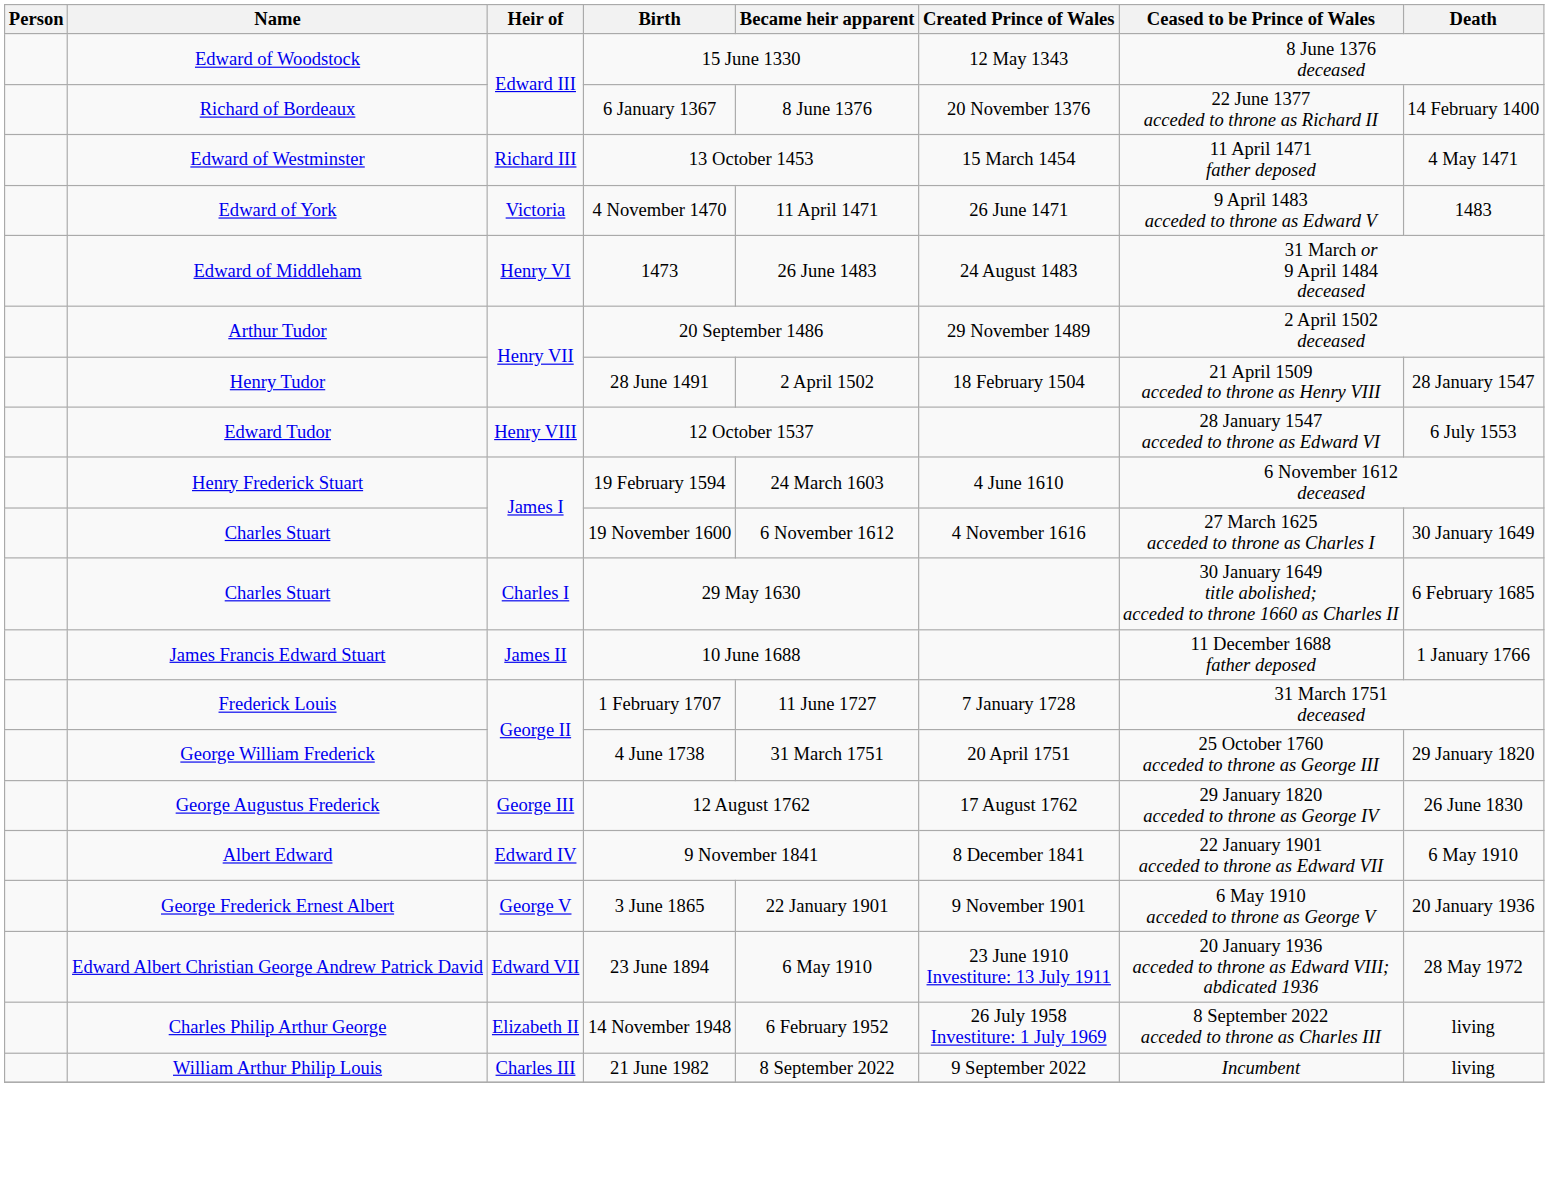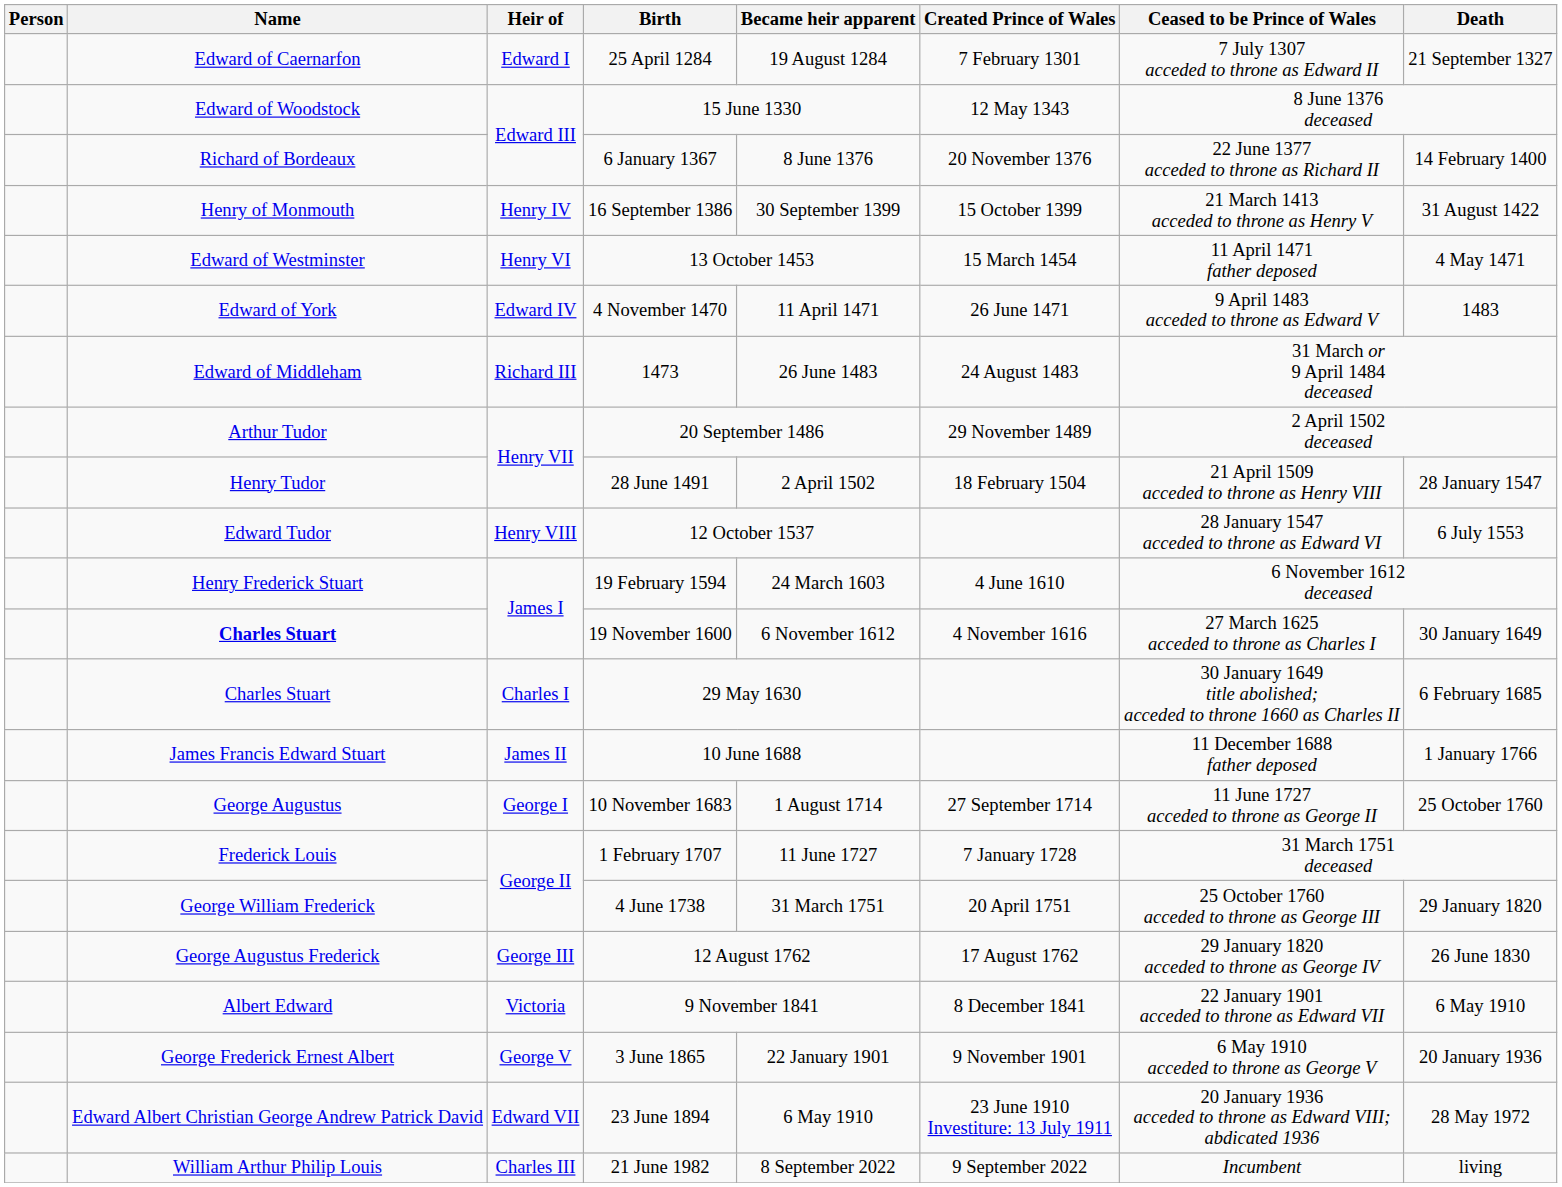+ row: (660, 59)
+ row: (660, 210)
(535, 159) Richard III -> (535, 260) Henry VI
(535, 210) Victoria -> (535, 310) Edward IV
(535, 270) Henry VI -> (535, 371) Richard III
(278, 532) normal -> (278, 633) bold
+ row: (660, 805)
(535, 855) Edward IV -> (535, 1006) Victoria
- row: (660, 1027)
